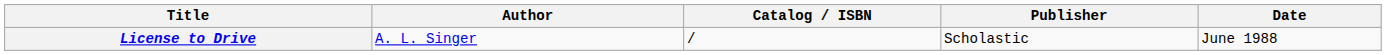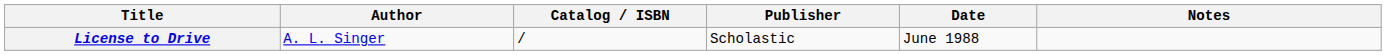+ column: (1209, 16)
